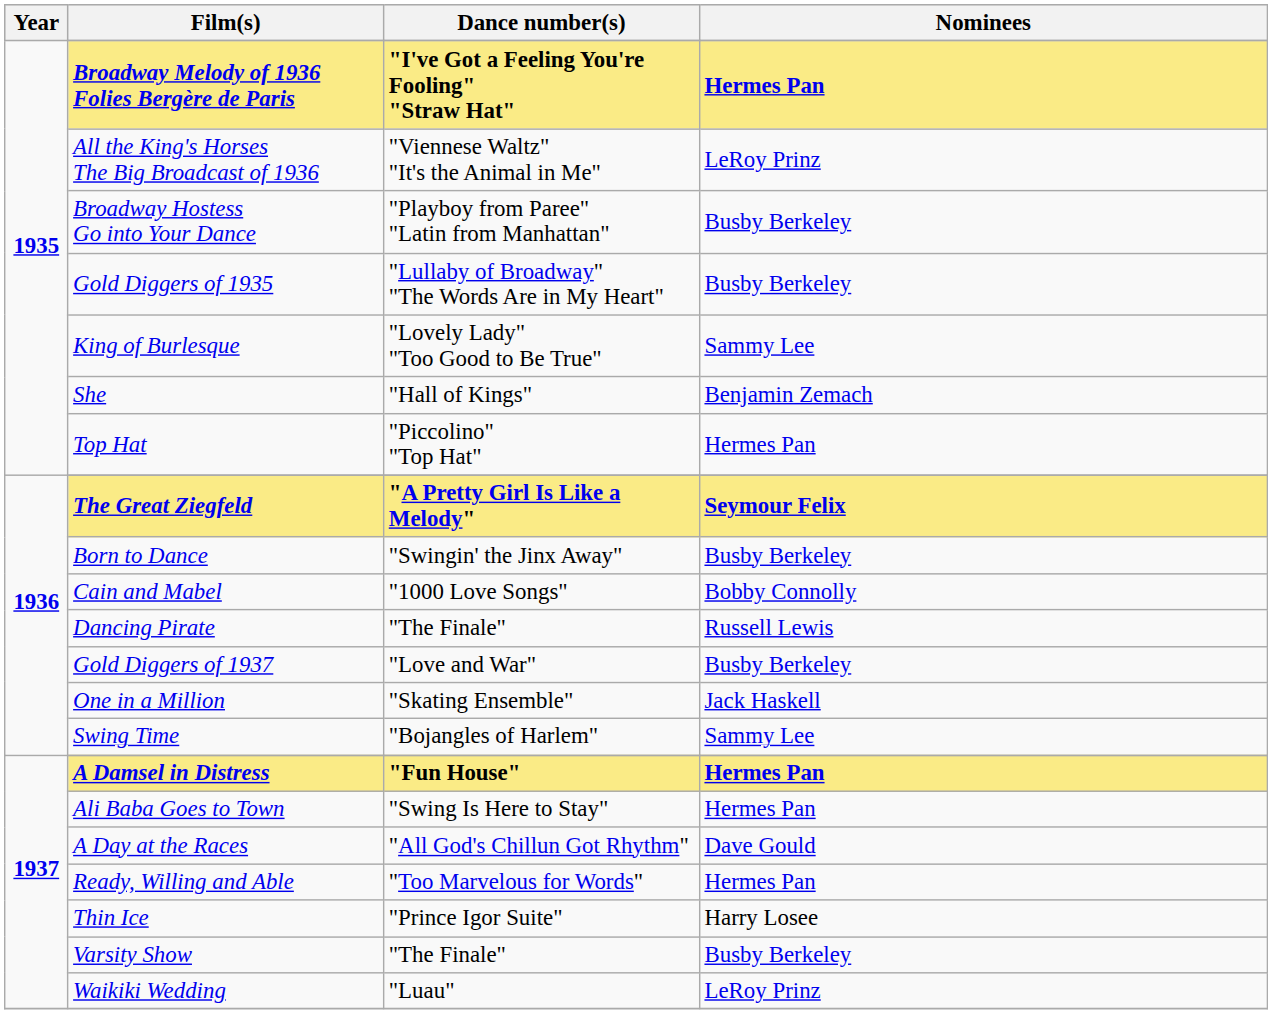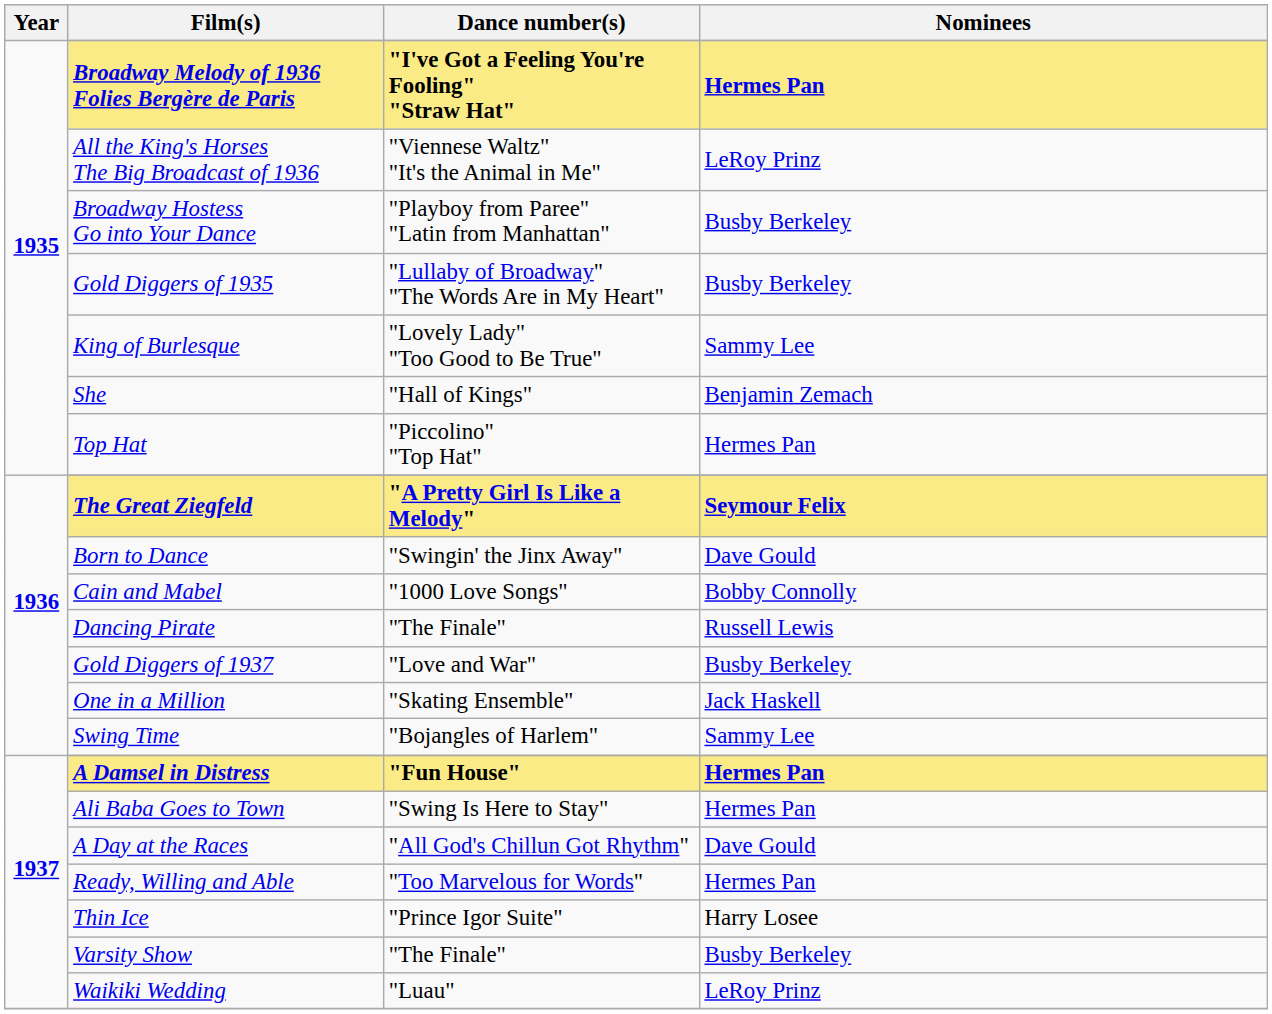(778, 555) Busby Berkeley -> (760, 555) Dave Gould
